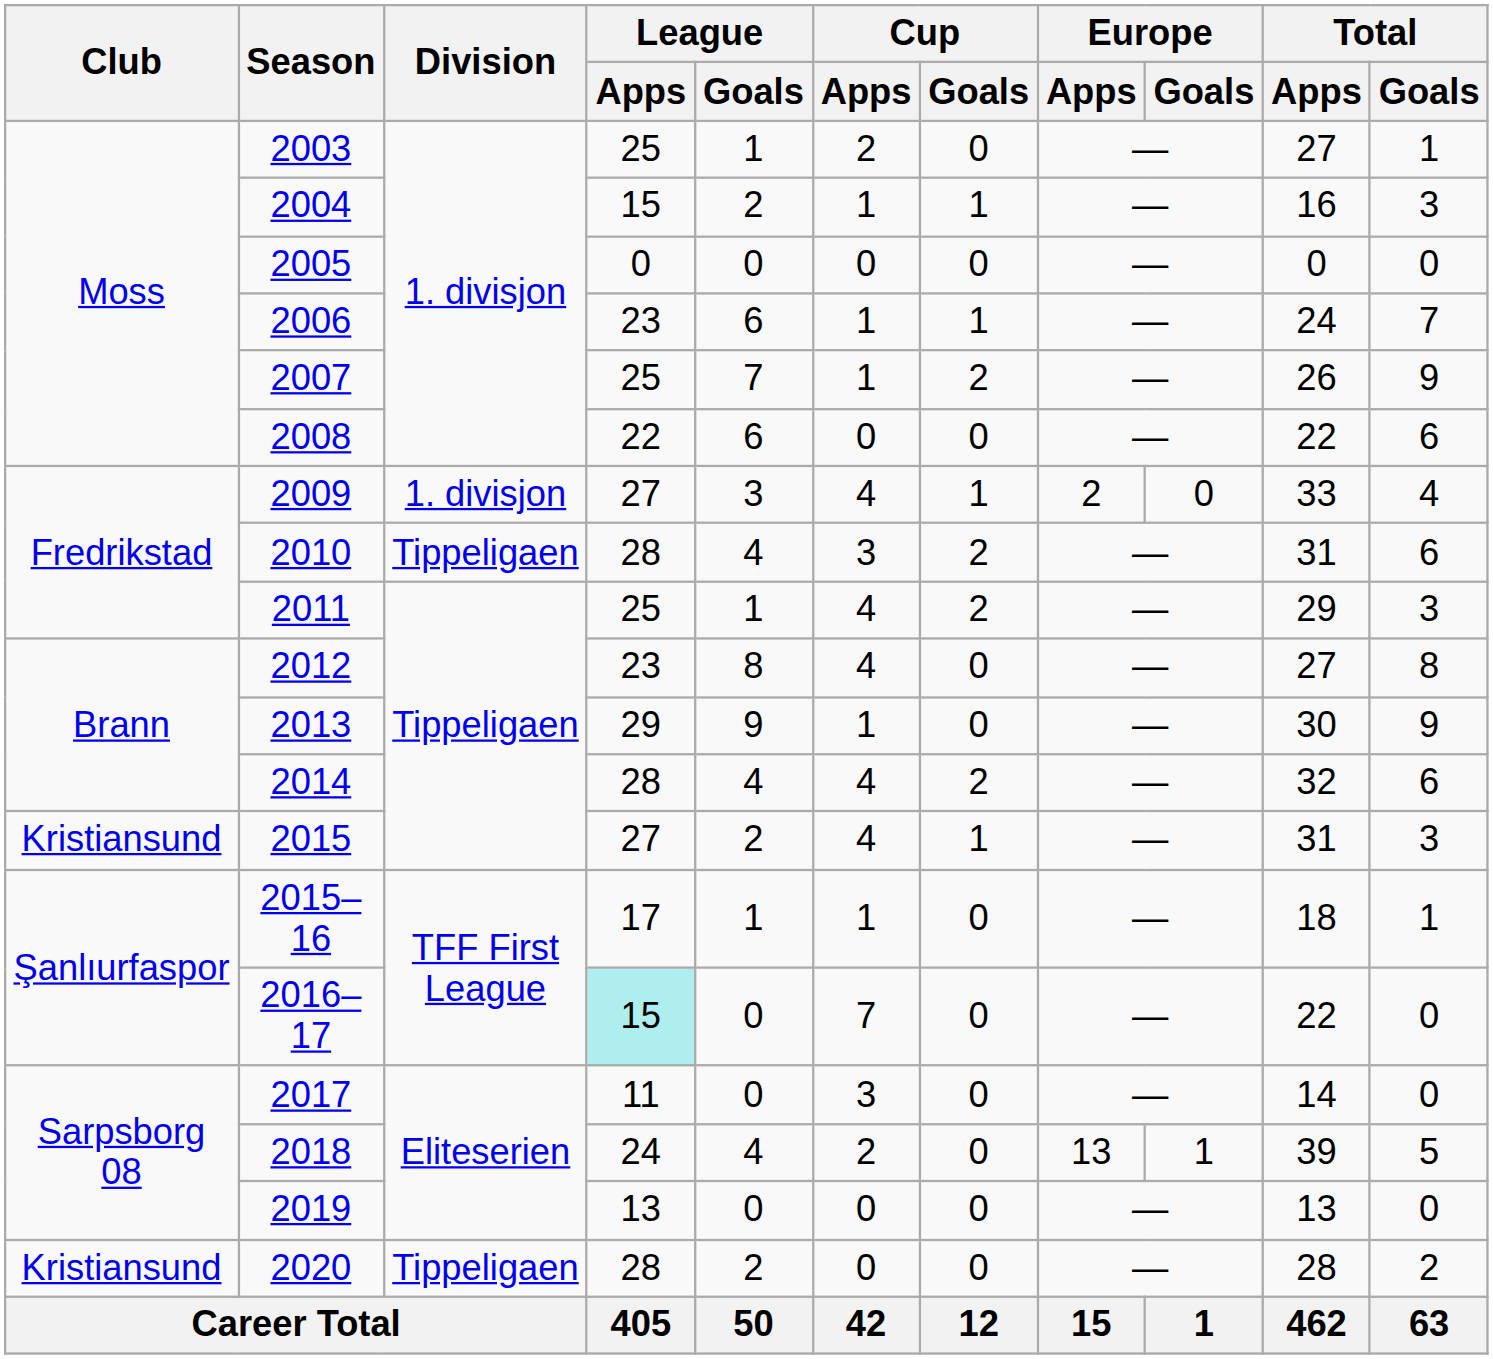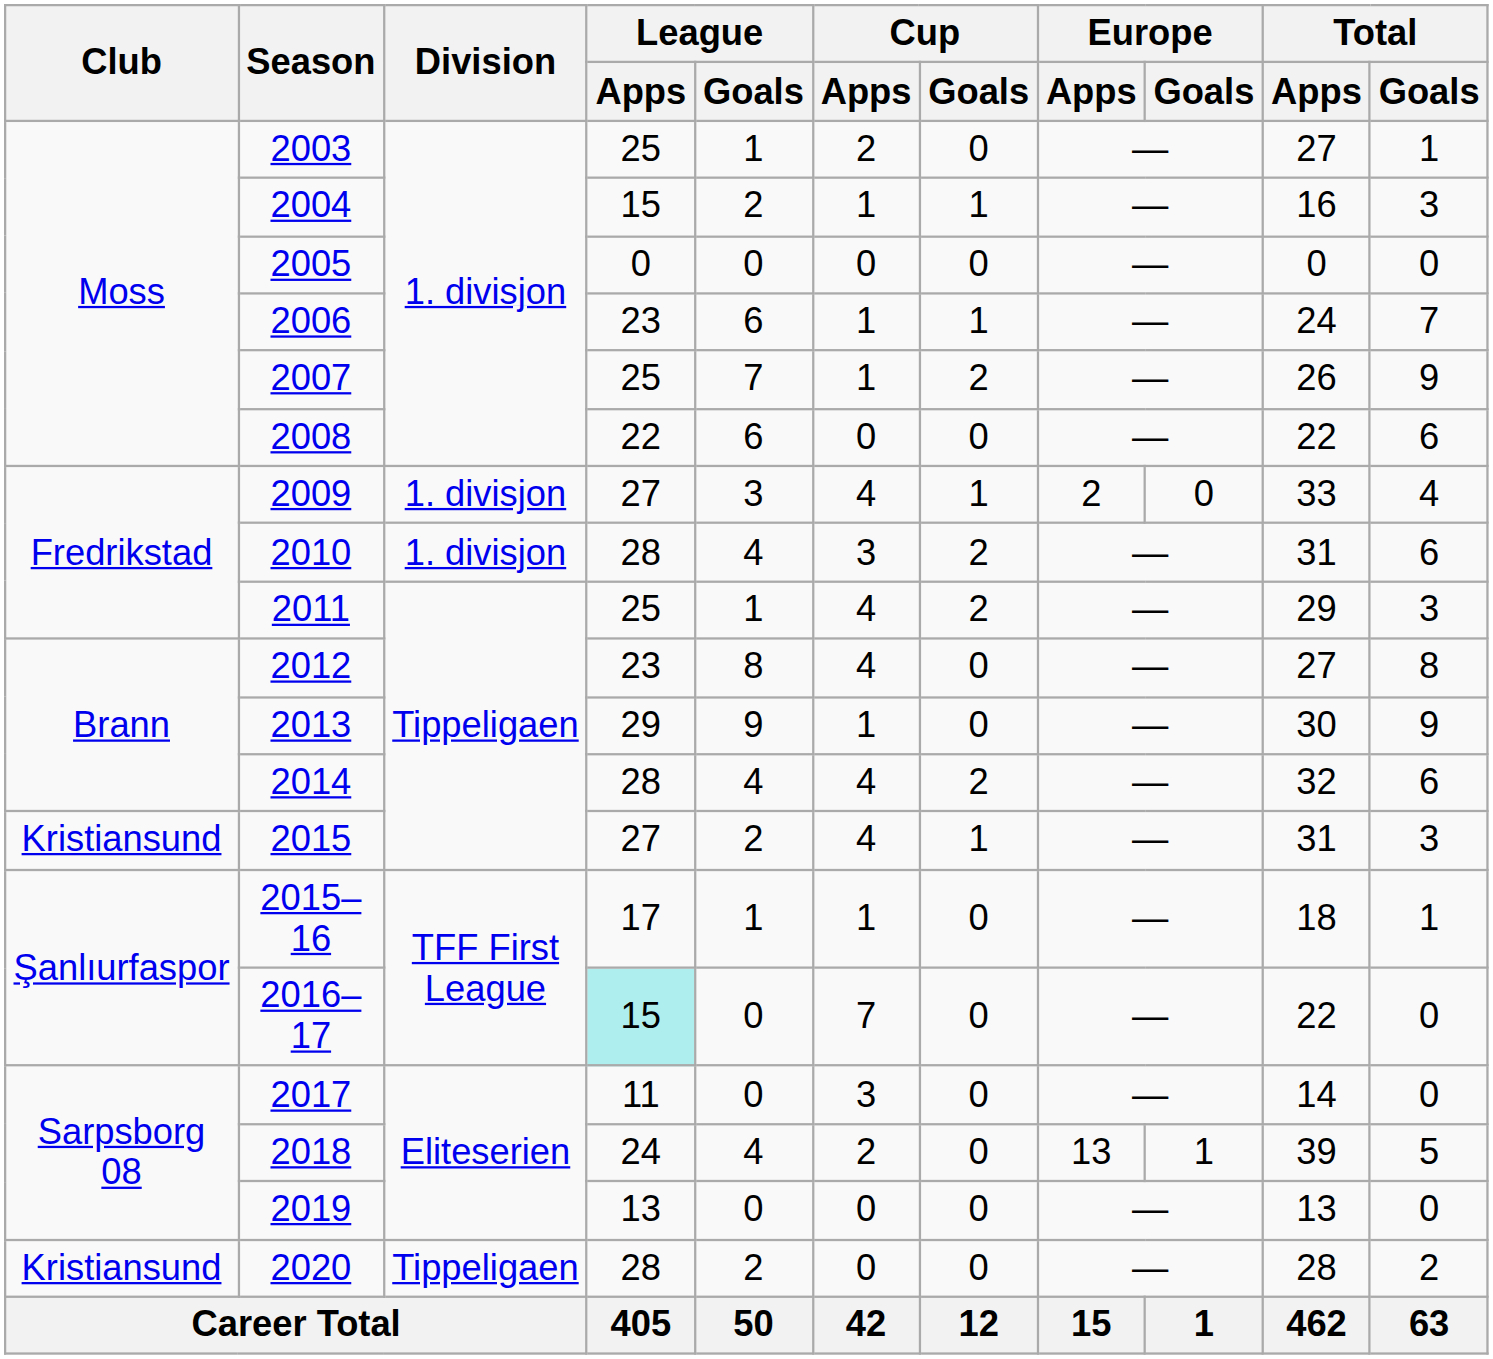(485, 551) Tippeligaen -> (485, 551) 1. divisjon
